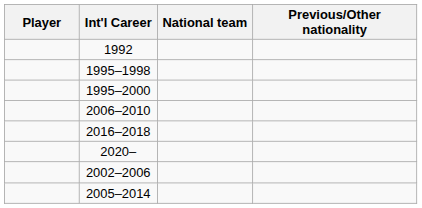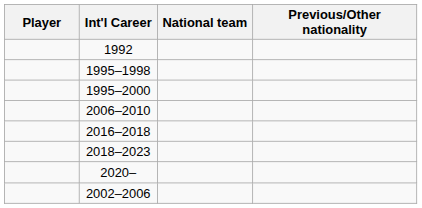+ row: (118, 152)
- row: (118, 193)
